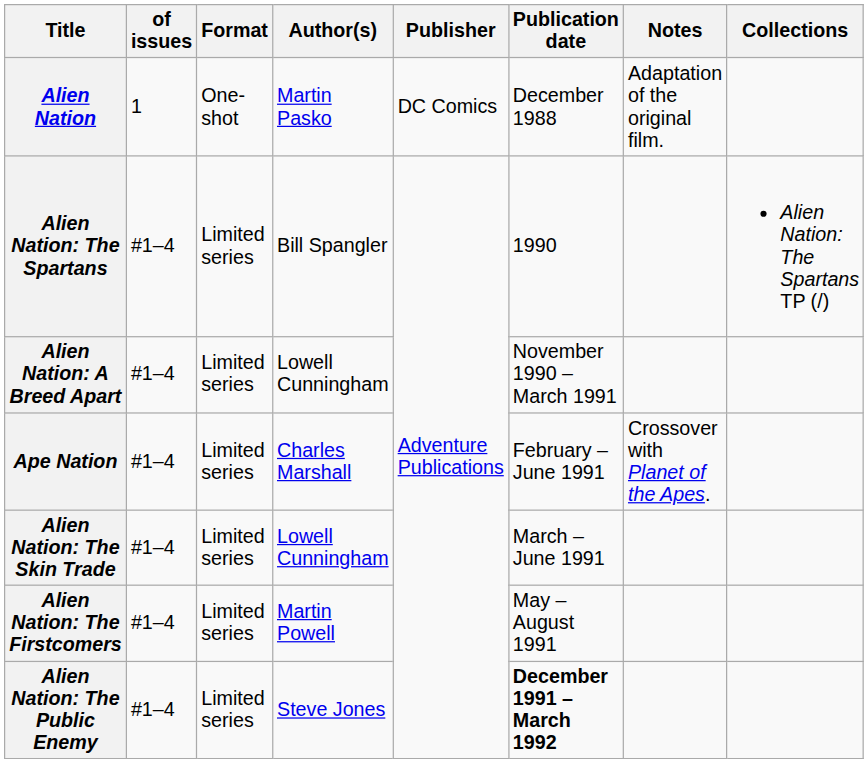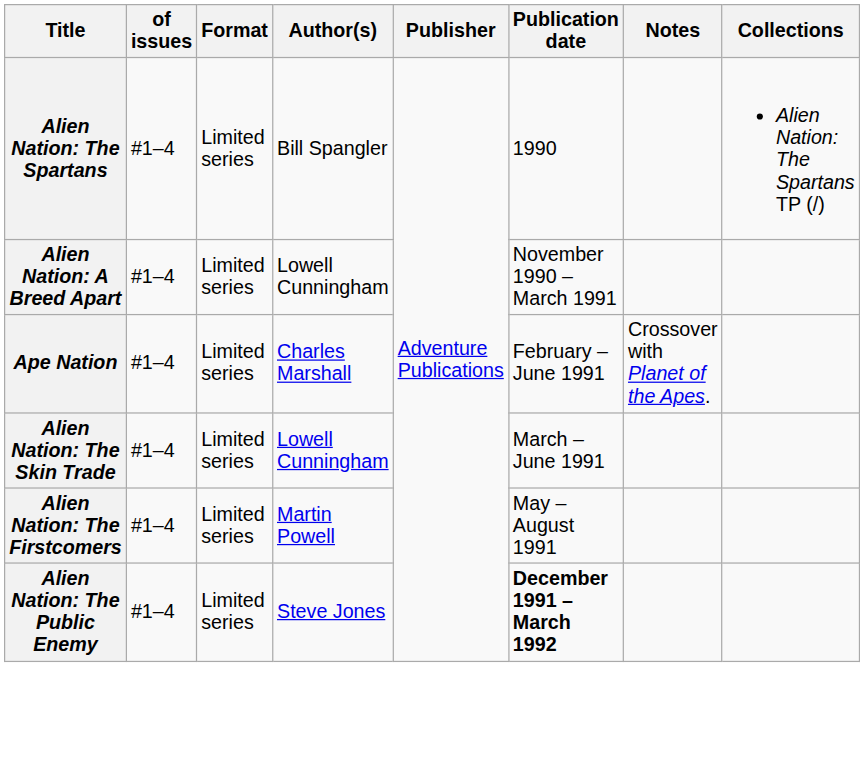- row: (65, 106)
